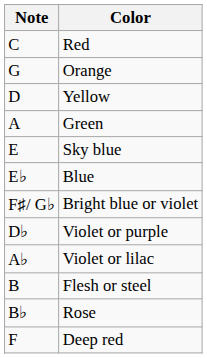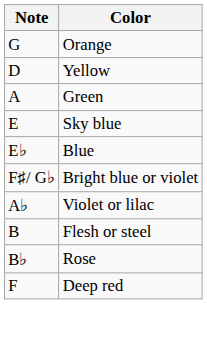- row: (76, 44)
- row: (115, 231)
